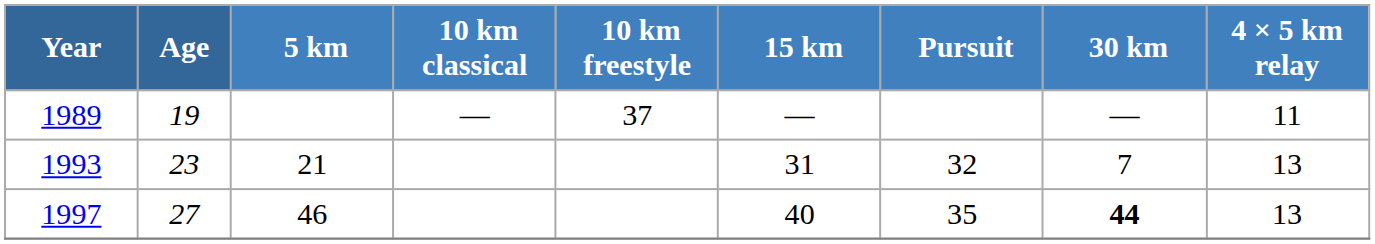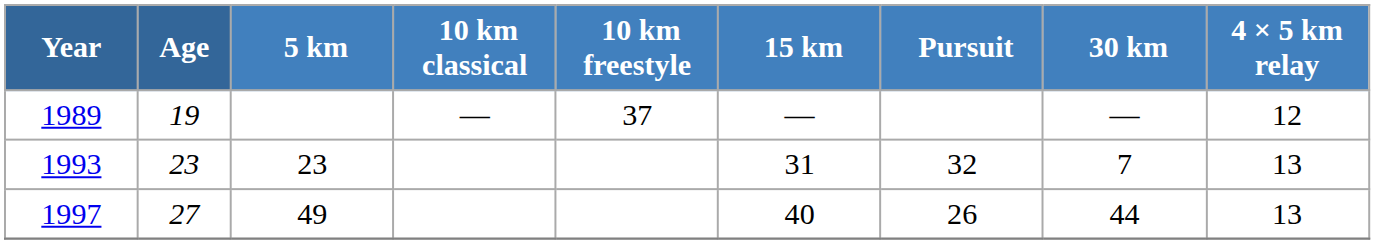(1287, 114) 11 -> (1287, 114) 12
(312, 164) 21 -> (312, 164) 23
(312, 214) 46 -> (312, 214) 49
(962, 214) 35 -> (962, 214) 26
(1125, 214) bold -> (1125, 214) normal
